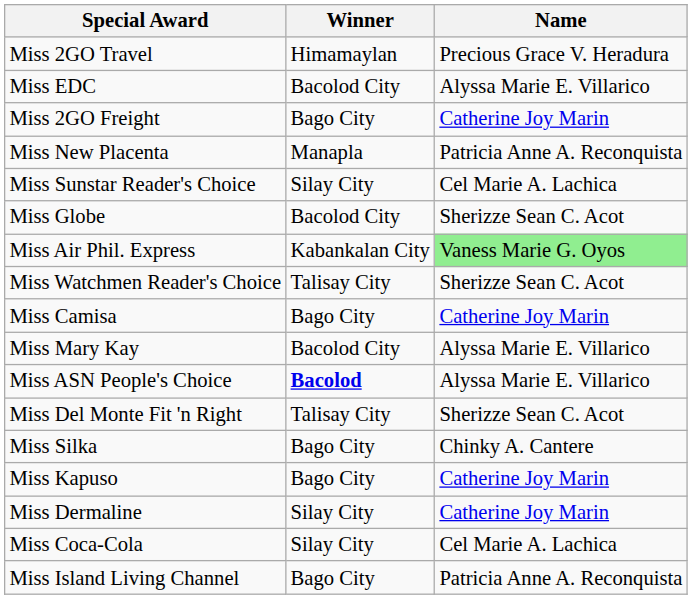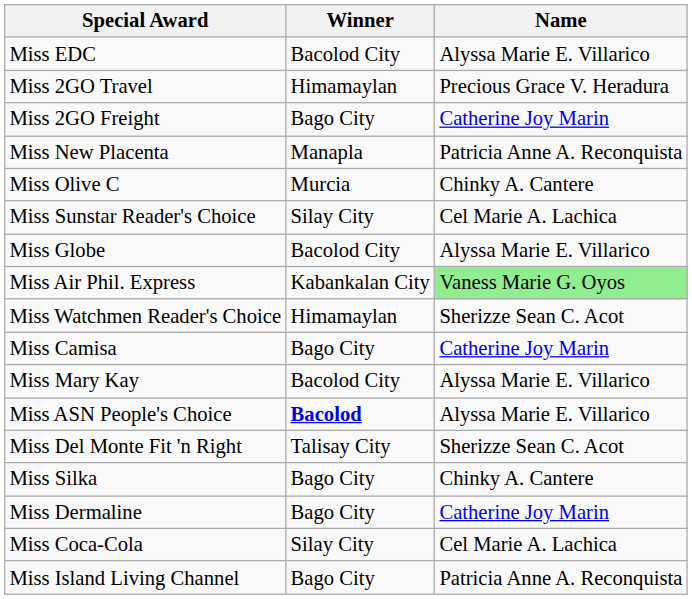rows swapped: (53, 86) <-> (81, 53)
+ row: (64, 184)
(532, 217) Sherizze Sean C. Acot -> (545, 250) Alyssa Marie E. Villarico
(341, 282) Talisay City -> (344, 315) Himamaylan
- row: (64, 479)
(332, 511) Silay City -> (333, 511) Bago City
